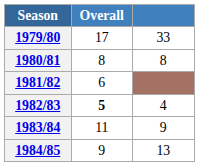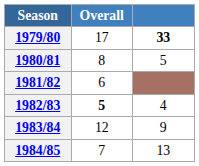(163, 38) normal -> (163, 38) bold
(163, 60) 8 -> (163, 60) 5
(102, 128) 11 -> (102, 128) 12
(102, 150) 9 -> (102, 150) 7
